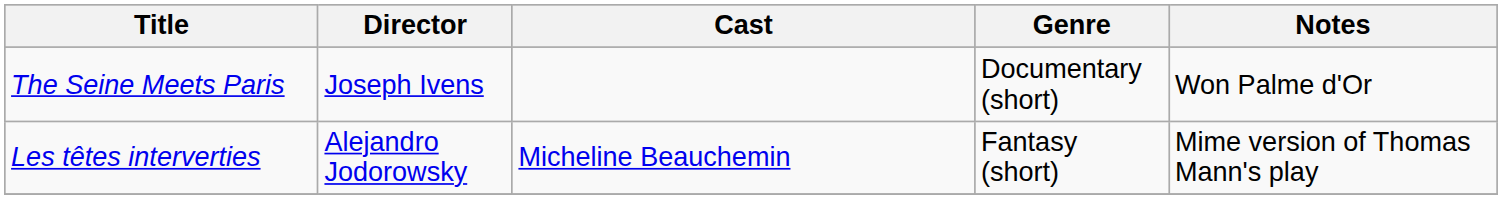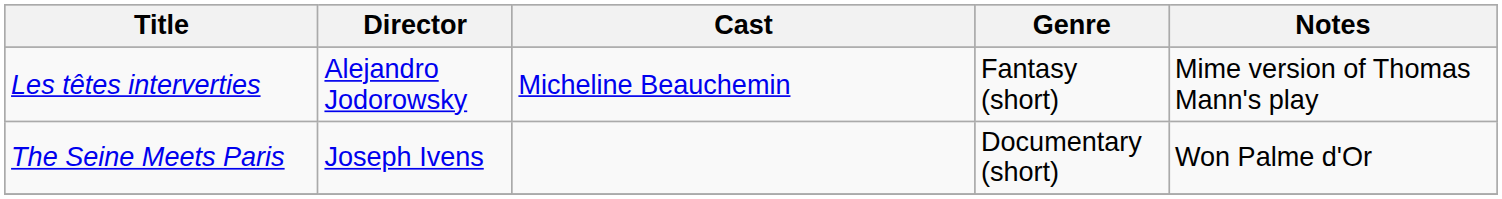rows swapped: (136, 157) <-> (148, 84)
